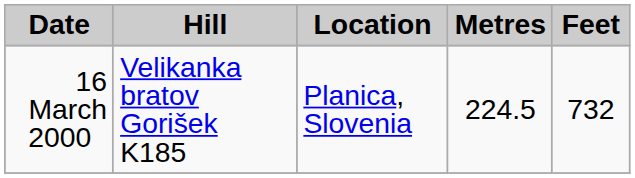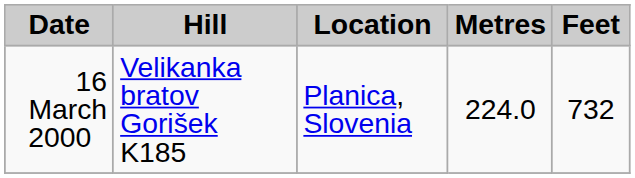(500, 109) 224.5 -> (500, 109) 224.0
